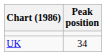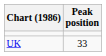(82, 43) 34 -> (82, 43) 33
